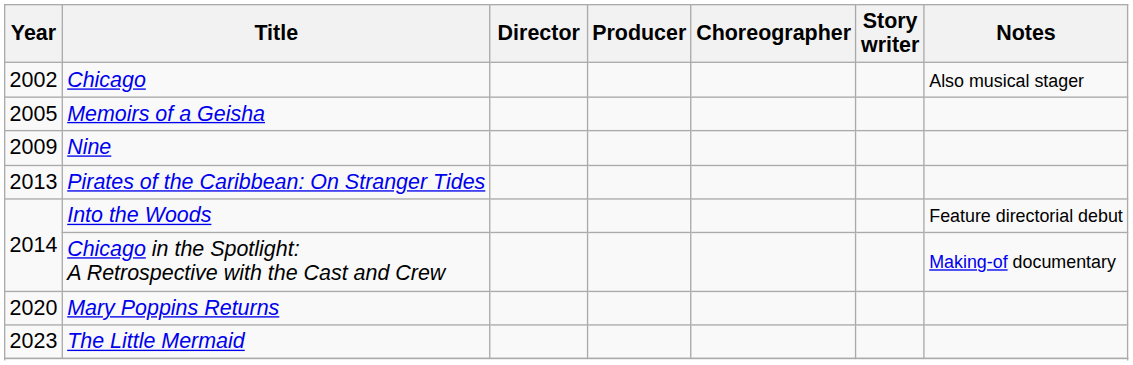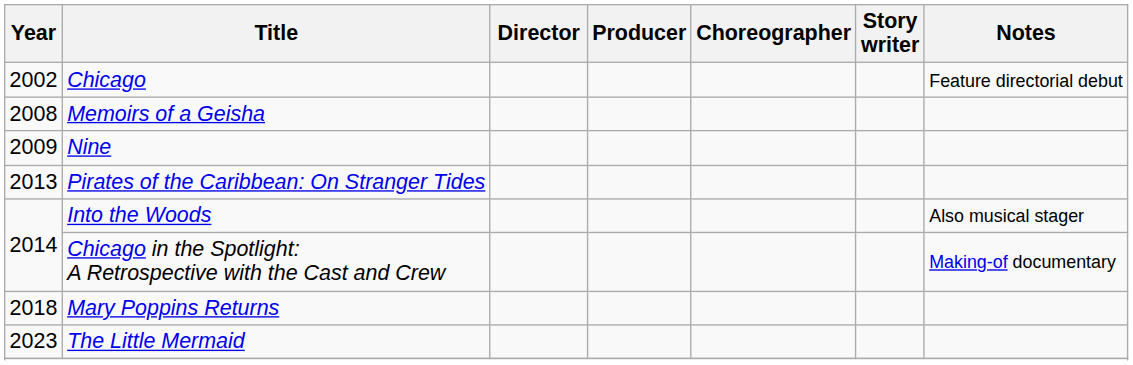(1007, 80) Also musical stager -> (1026, 80) Feature directorial debut
(33, 113) 2005 -> (33, 113) 2008
(1026, 216) Feature directorial debut -> (1007, 216) Also musical stager
(33, 307) 2020 -> (33, 307) 2018
